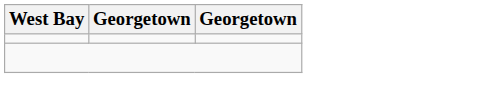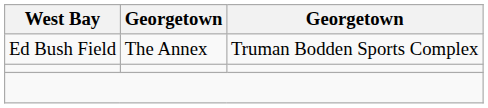+ row: (62, 49)
